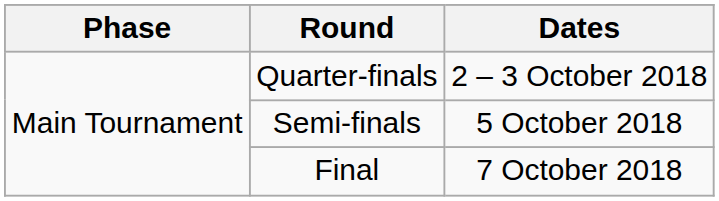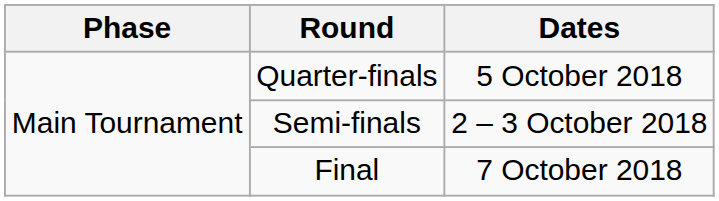(579, 75) 2 – 3 October 2018 -> (579, 75) 5 October 2018
(579, 123) 5 October 2018 -> (579, 123) 2 – 3 October 2018
